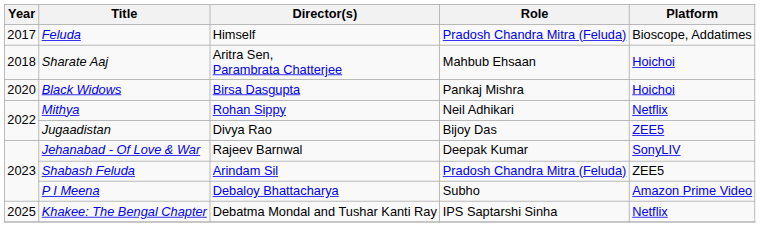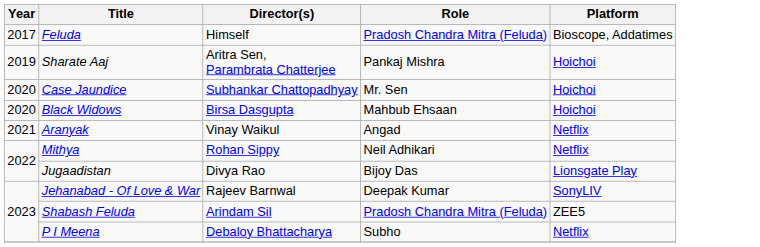(22, 62) 2018 -> (22, 62) 2019
(489, 62) Mahbub Ehsaan -> (404, 62) Pankaj Mishra
+ row: (84, 89)
(483, 89) Pankaj Mishra -> (410, 110) Mahbub Ehsaan
+ row: (65, 130)
(648, 130) ZEE5 -> (595, 171) Lionsgate Play
(692, 191) Amazon Prime Video -> (571, 232) Netflix
- row: (124, 211)
